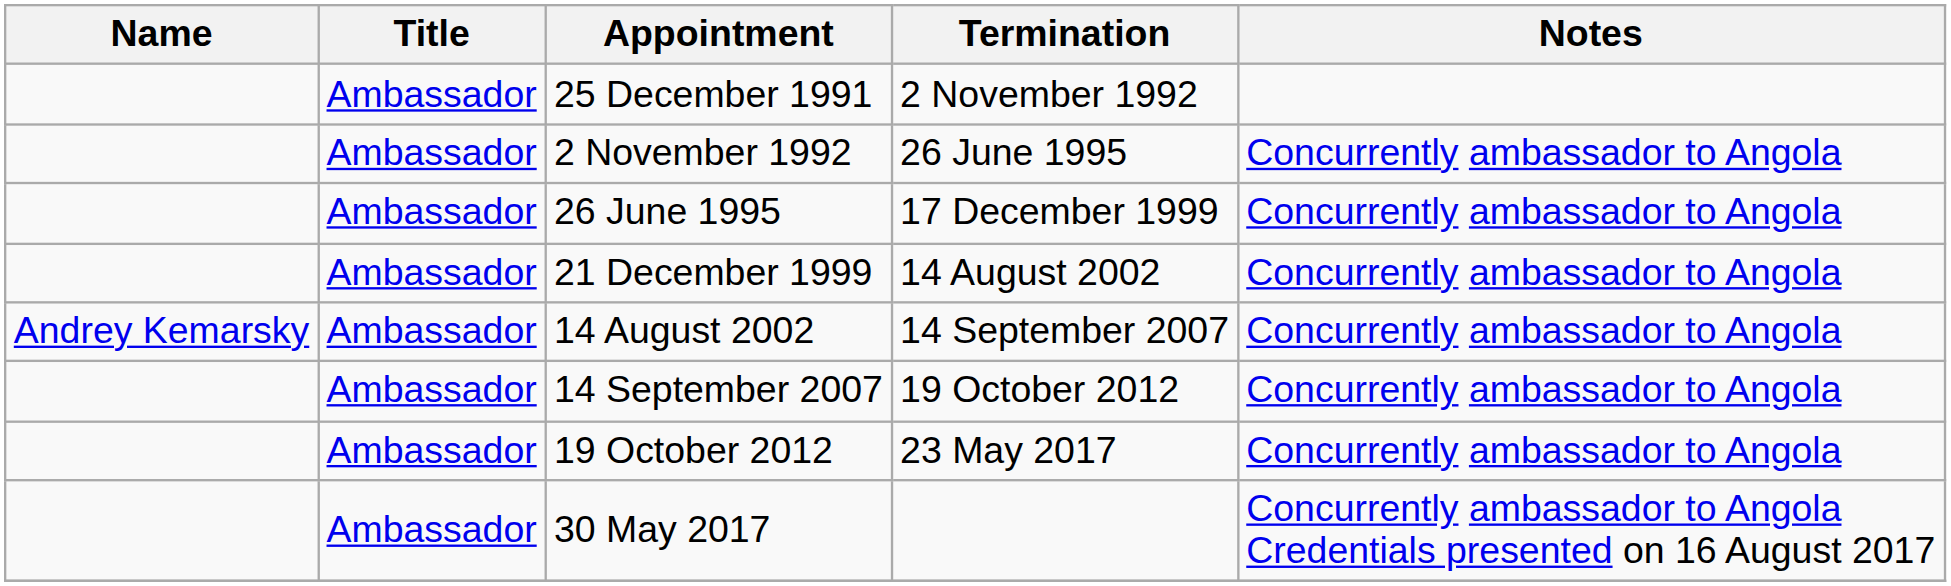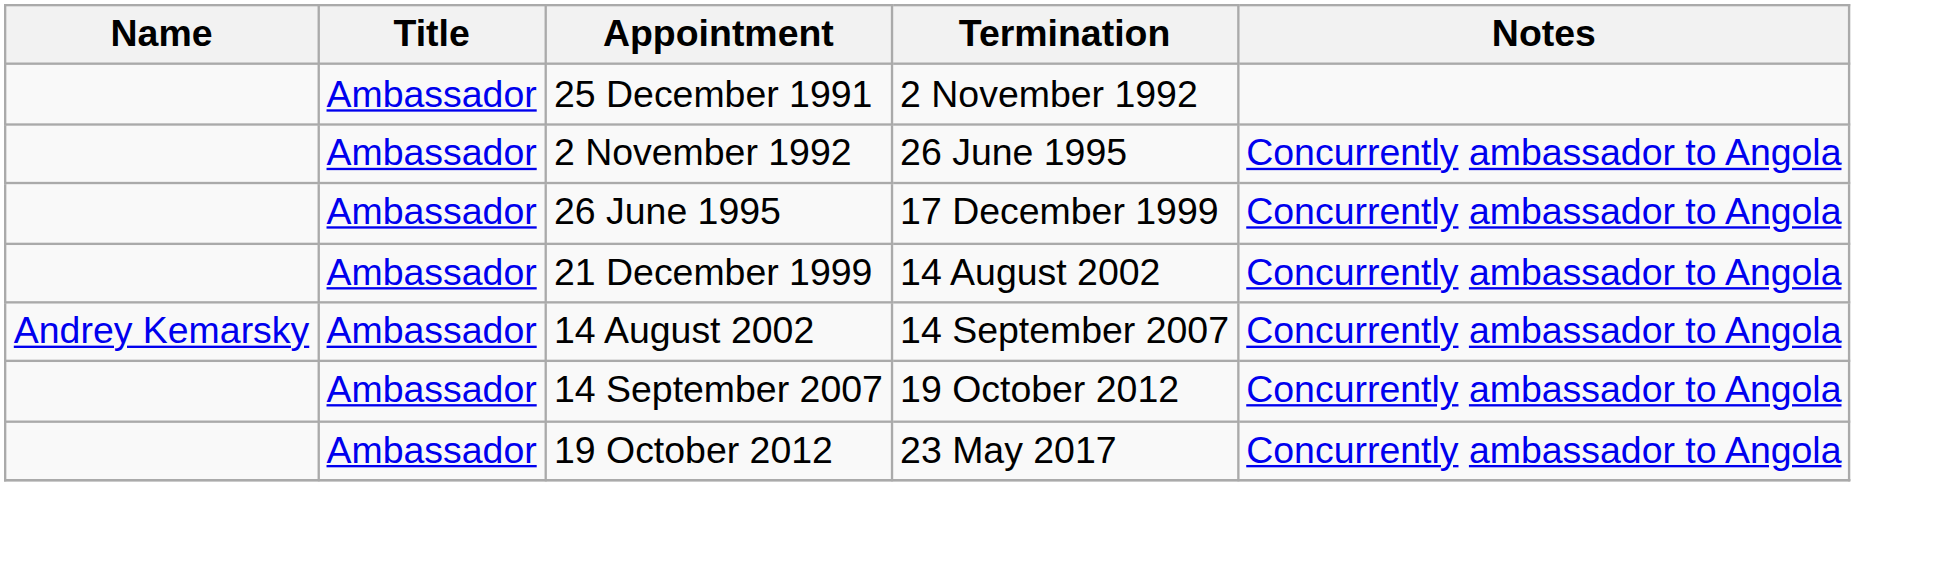- row: (662, 530)
